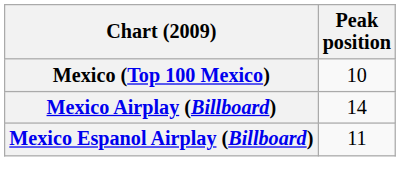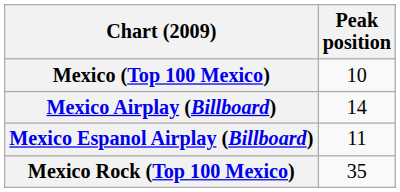+ row: (161, 171)
